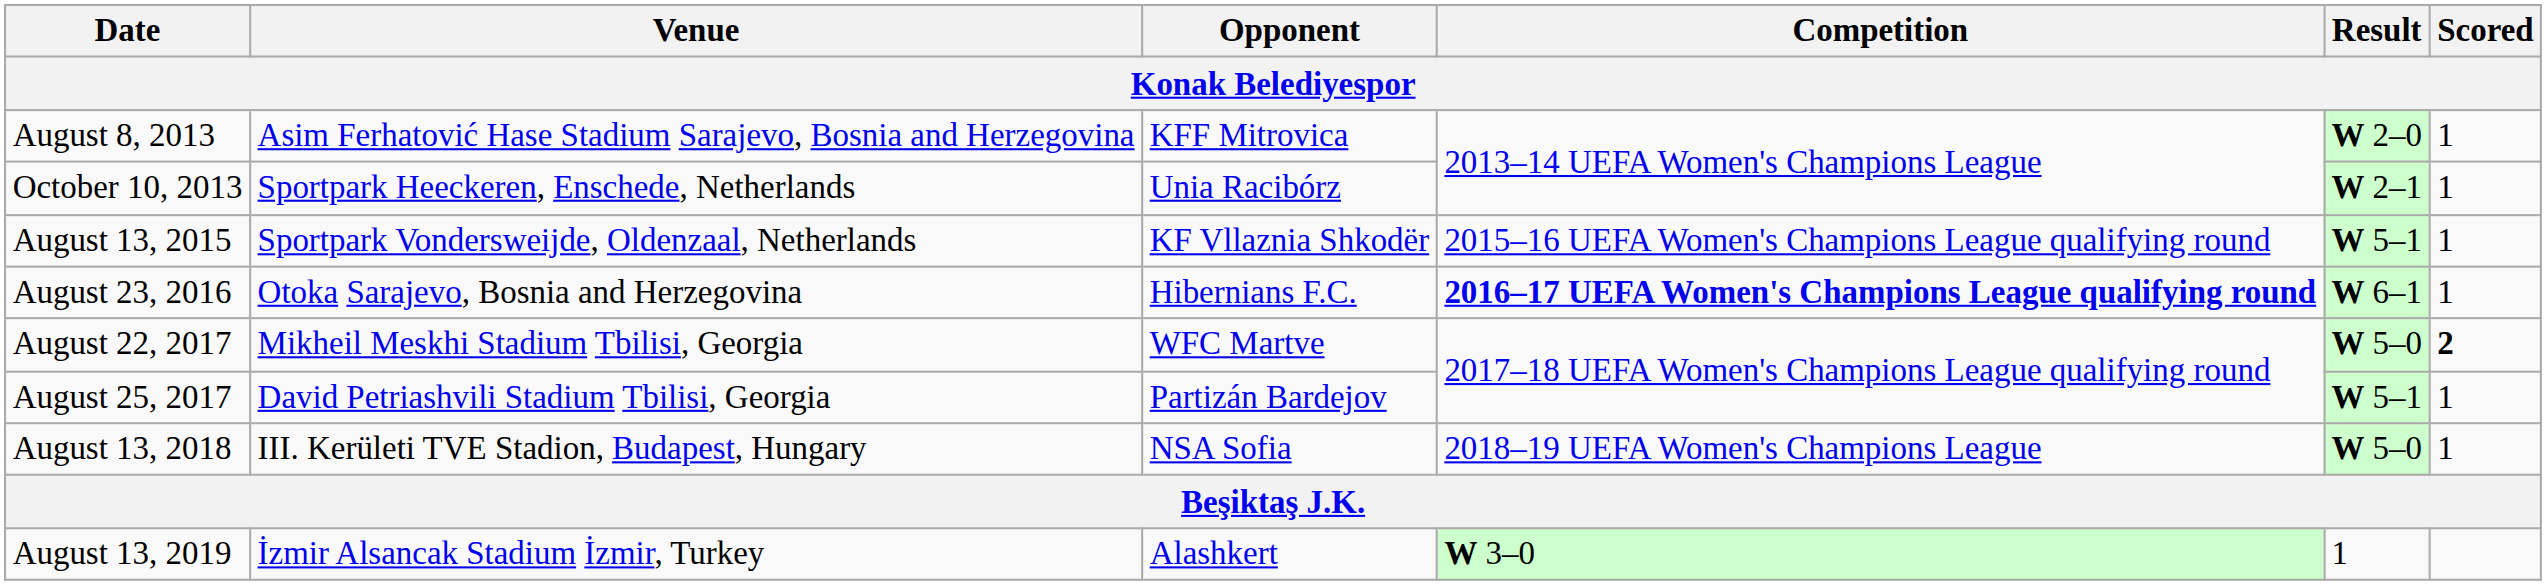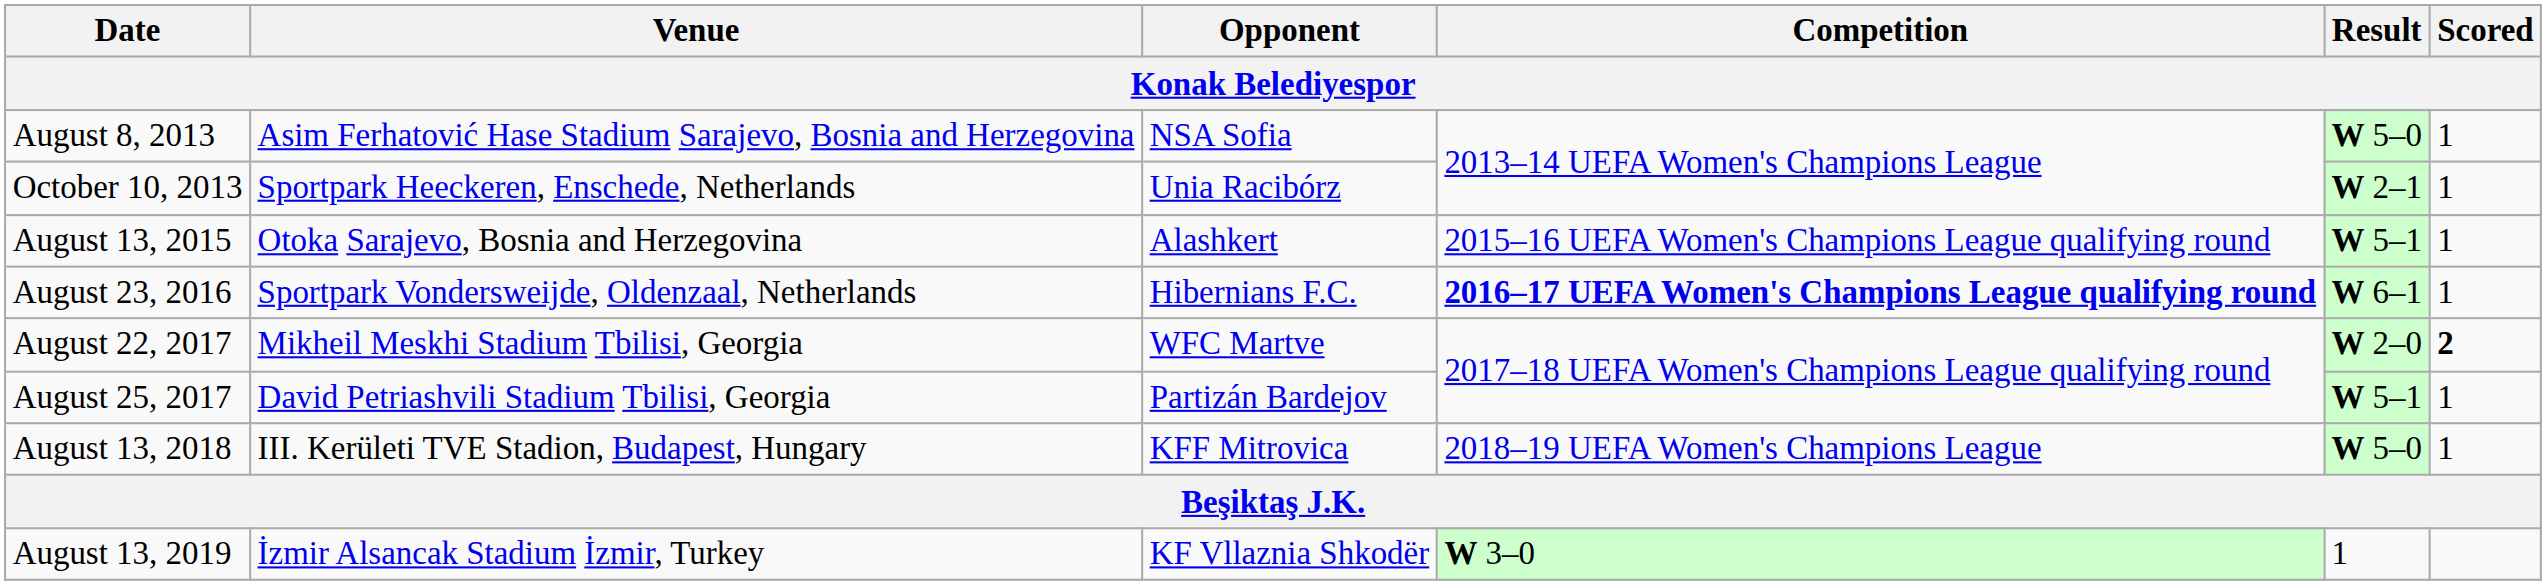(1249, 135) KFF Mitrovica -> (1221, 135) NSA Sofia
(2377, 135) W 2–0 -> (2377, 135) W 5–0
(587, 239) Sportpark Vondersweijde, Oldenzaal, Netherlands -> (530, 239) Otoka Sarajevo, Bosnia and Herzegovina
(1289, 239) KF Vllaznia Shkodër -> (1214, 239) Alashkert
(530, 291) Otoka Sarajevo, Bosnia and Herzegovina -> (587, 291) Sportpark Vondersweijde, Oldenzaal, Netherlands
(2377, 344) W 5–0 -> (2377, 344) W 2–0
(1221, 448) NSA Sofia -> (1249, 448) KFF Mitrovica
(1214, 553) Alashkert -> (1289, 553) KF Vllaznia Shkodër
